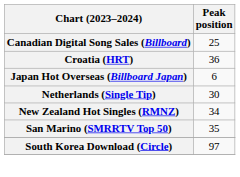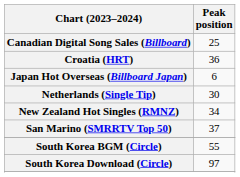(214, 128) 35 -> (214, 128) 37
+ row: (99, 146)
